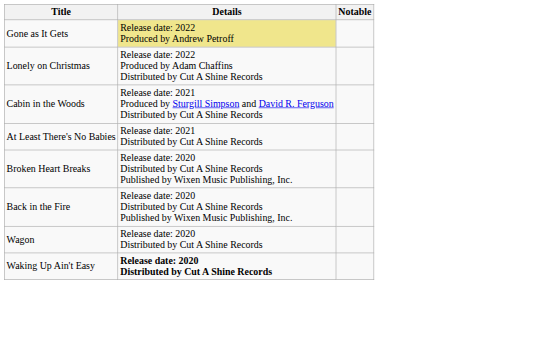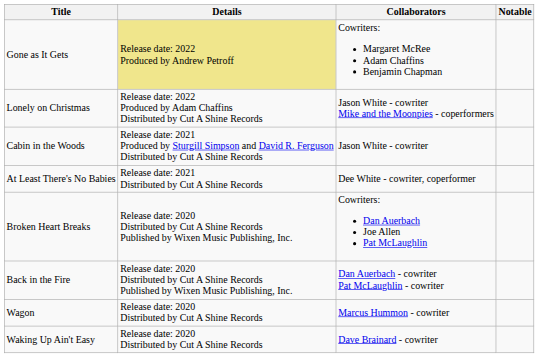+ column: (416, 12)
(196, 266) bold -> (191, 339) normal
